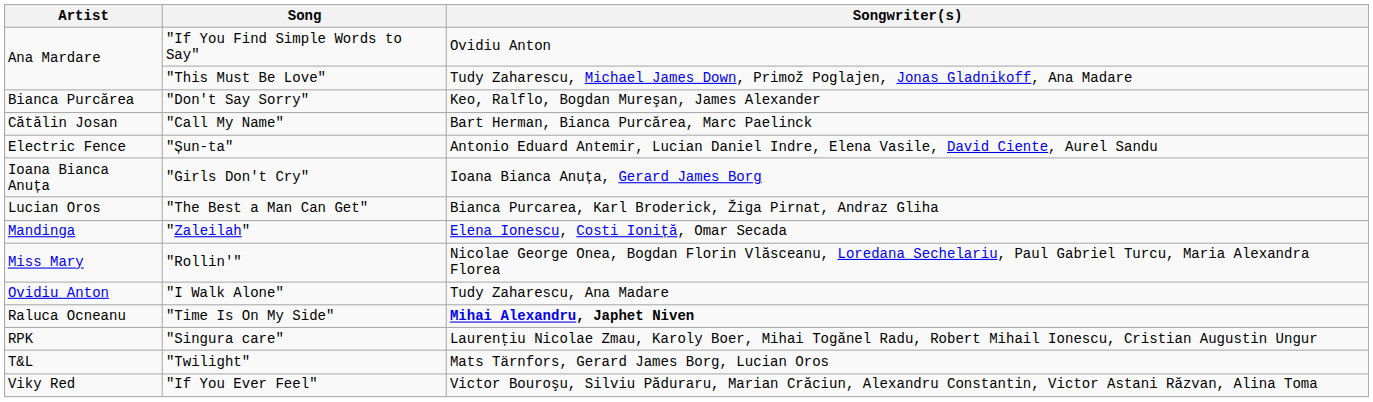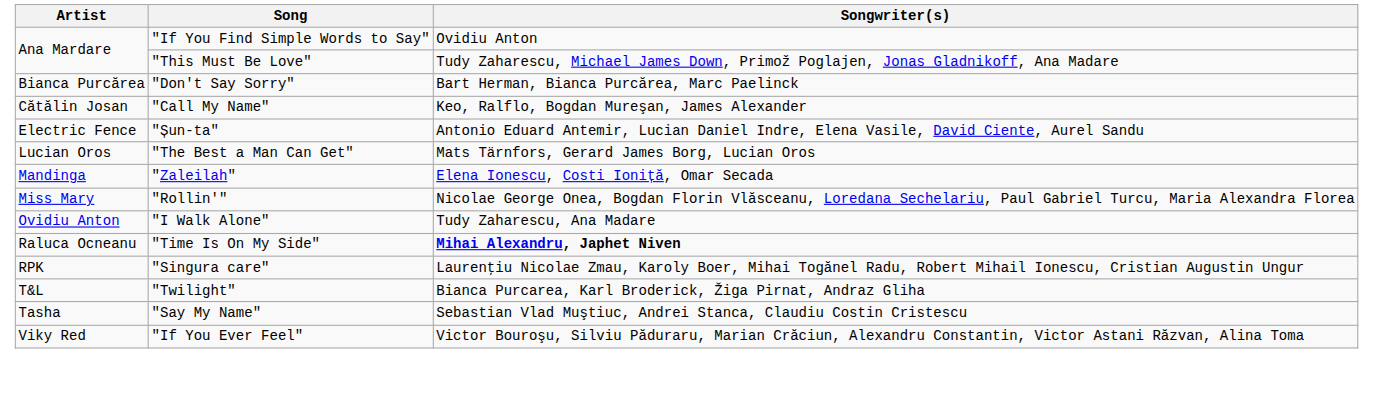(635, 101) Keo, Ralflo, Bogdan Mureşan, James Alexander -> (617, 85) Bart Herman, Bianca Purcărea, Marc Paelinck
(631, 124) Bart Herman, Bianca Purcărea, Marc Paelinck -> (622, 108) Keo, Ralflo, Bogdan Mureşan, James Alexander
- row: (238, 178)
(694, 209) Bianca Purcarea, Karl Broderick, Žiga Pirnat, Andraz Gliha -> (626, 153) Mats Tärnfors, Gerard James Borg, Lucian Oros
(639, 362) Mats Tärnfors, Gerard James Borg, Lucian Oros -> (681, 291) Bianca Purcarea, Karl Broderick, Žiga Pirnat, Andraz Gliha
+ row: (206, 313)
